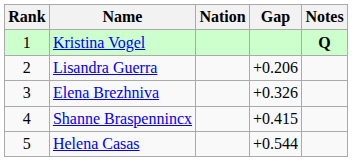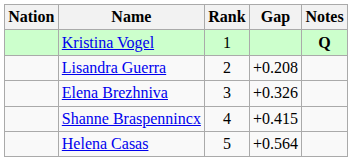columns swapped: (27, 17) <-> (222, 17)
(276, 67) +0.206 -> (276, 67) +0.208
(276, 144) +0.544 -> (276, 144) +0.564
